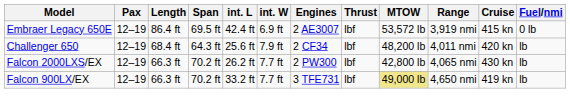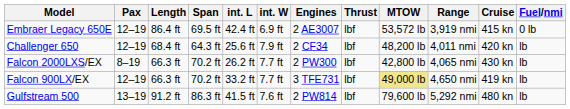(131, 63) 12–19 -> (128, 63) 8–19
+ row: (43, 96)
